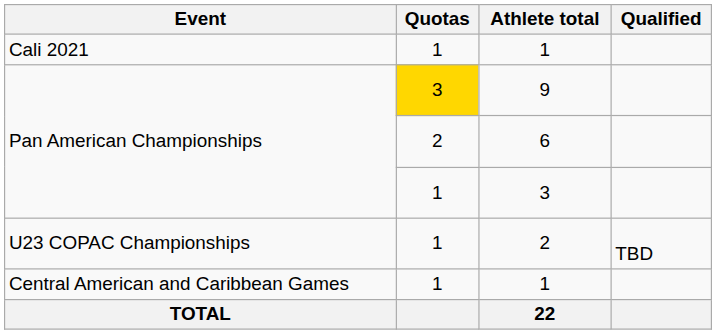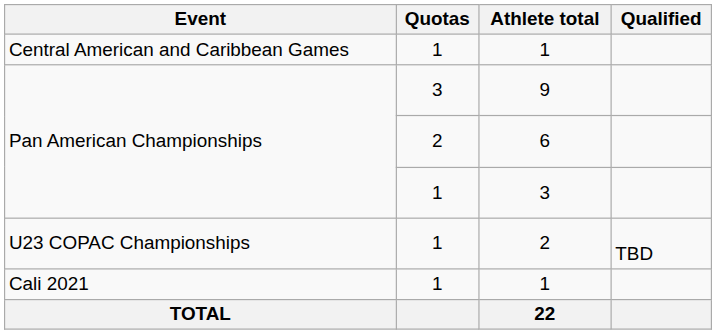rows swapped: (49, 49) <-> (179, 284)
(437, 89) gold background -> (437, 89) no background
